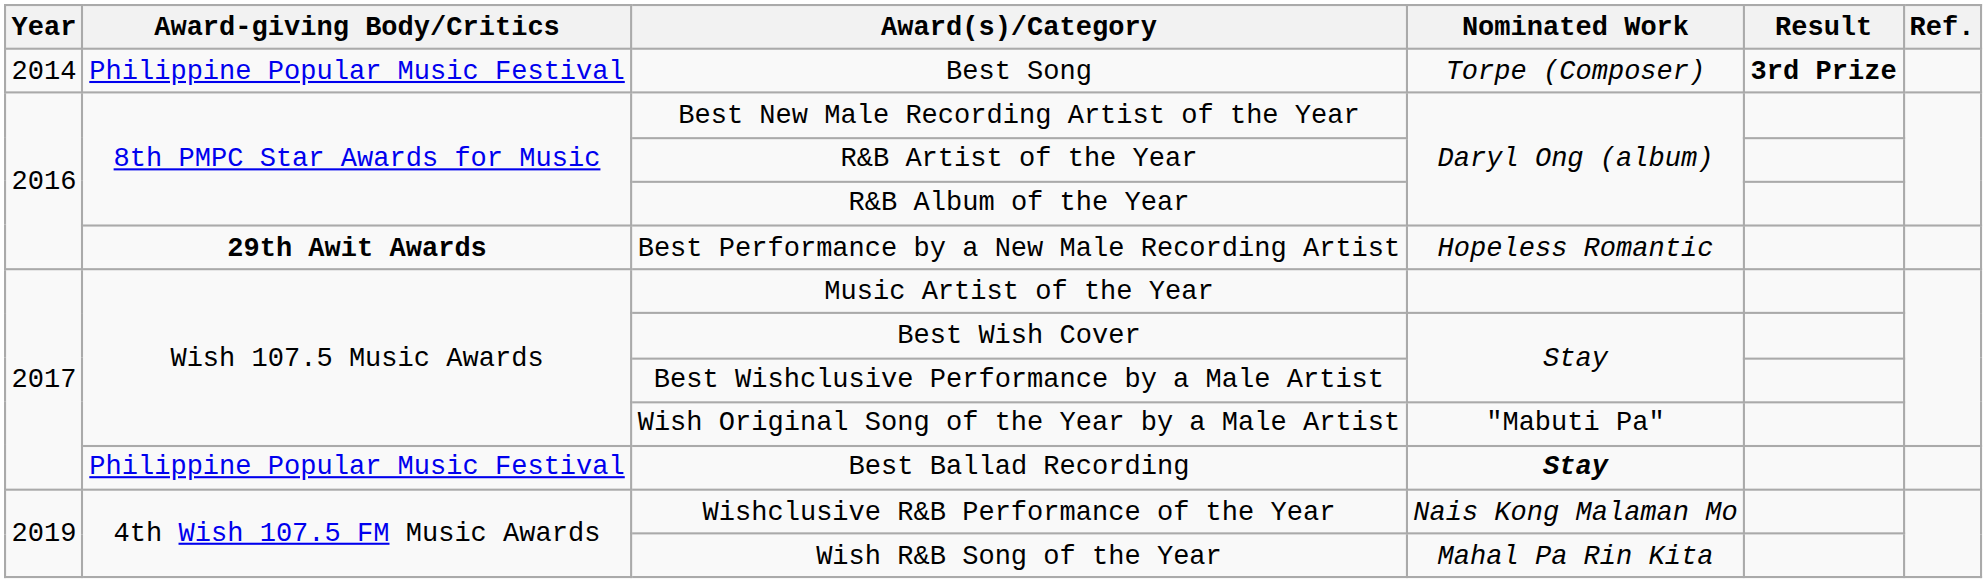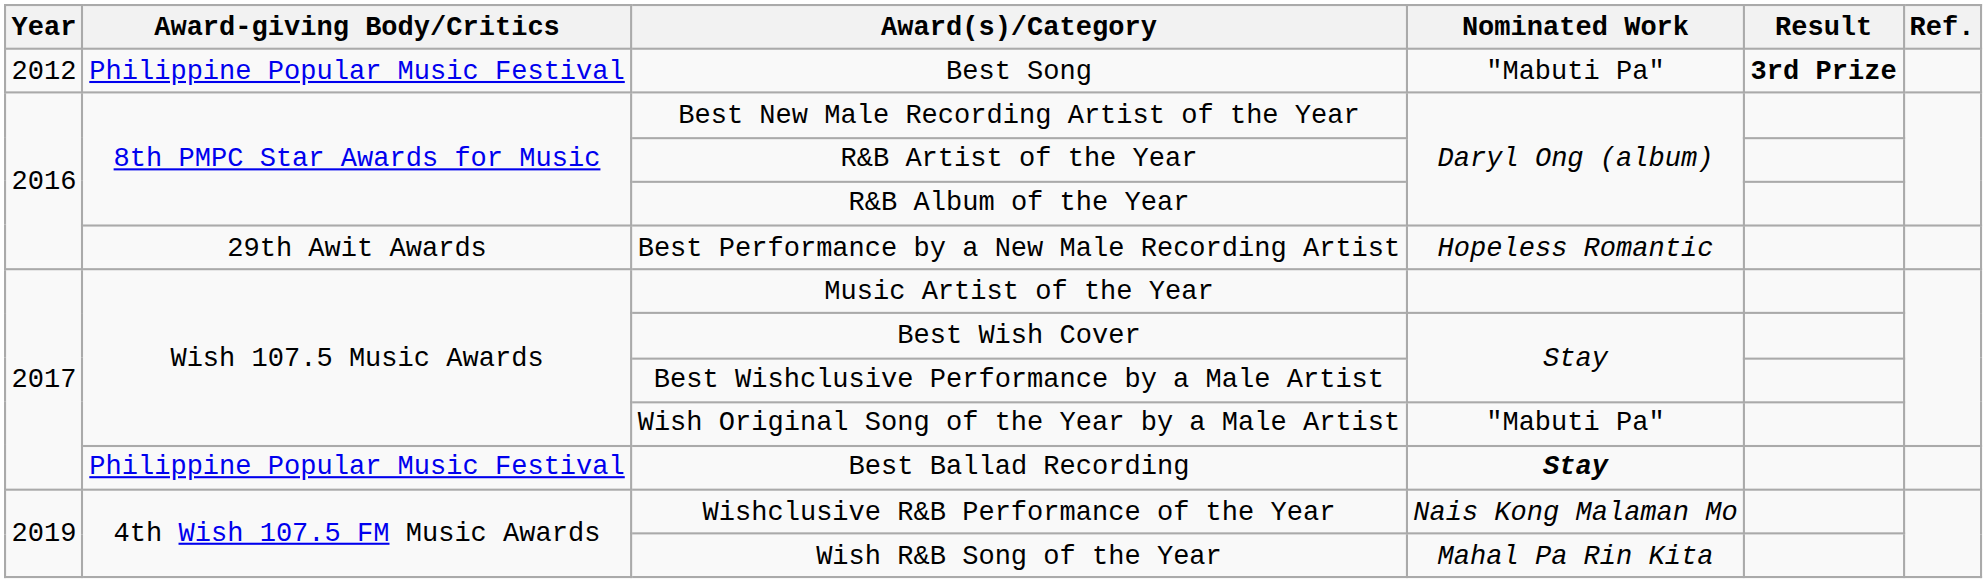(44, 71) 2014 -> (44, 71) 2012
(1575, 71) Torpe (Composer) -> (1575, 71) "Mabuti Pa"
(357, 247) bold -> (357, 247) normal
